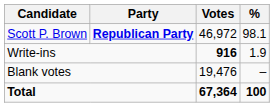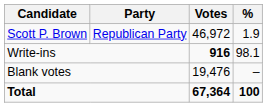(143, 33) bold -> (140, 33) normal
(254, 33) 98.1 -> (251, 33) 1.9
(258, 53) 1.9 -> (248, 53) 98.1
